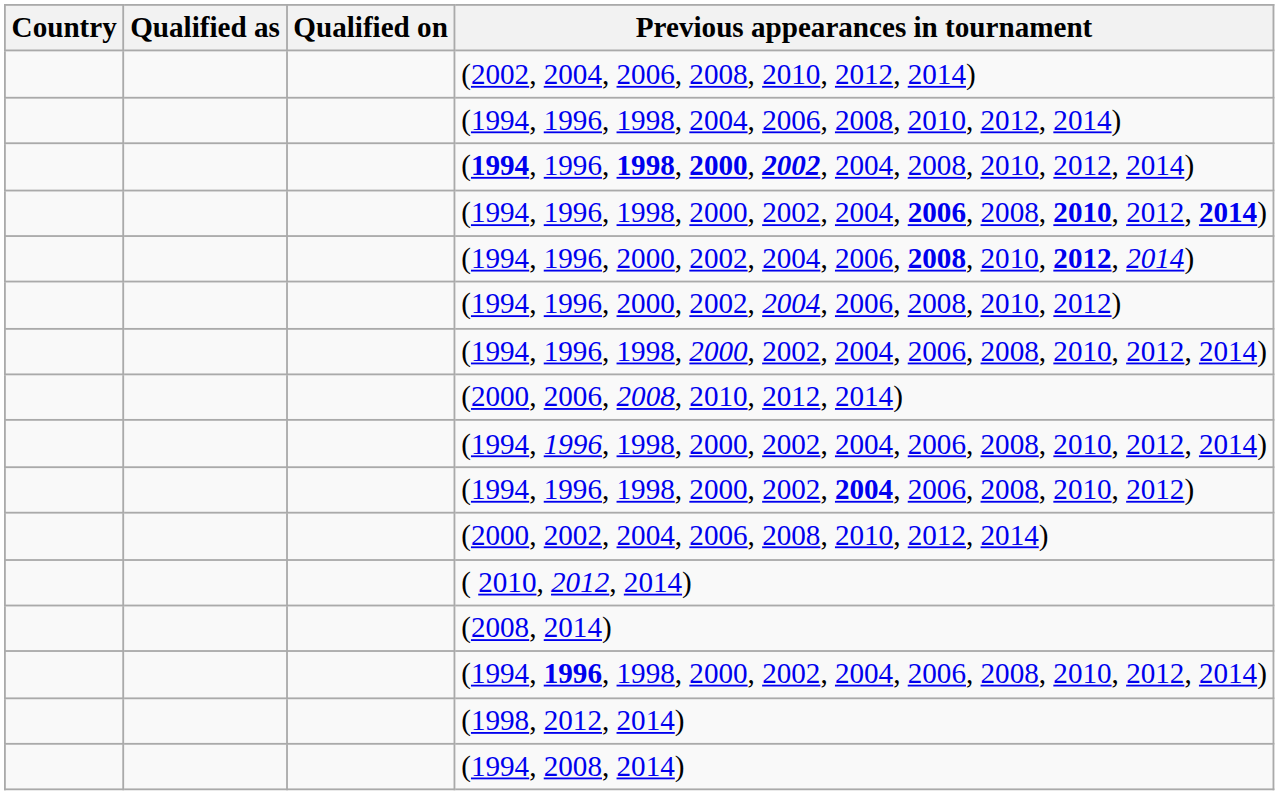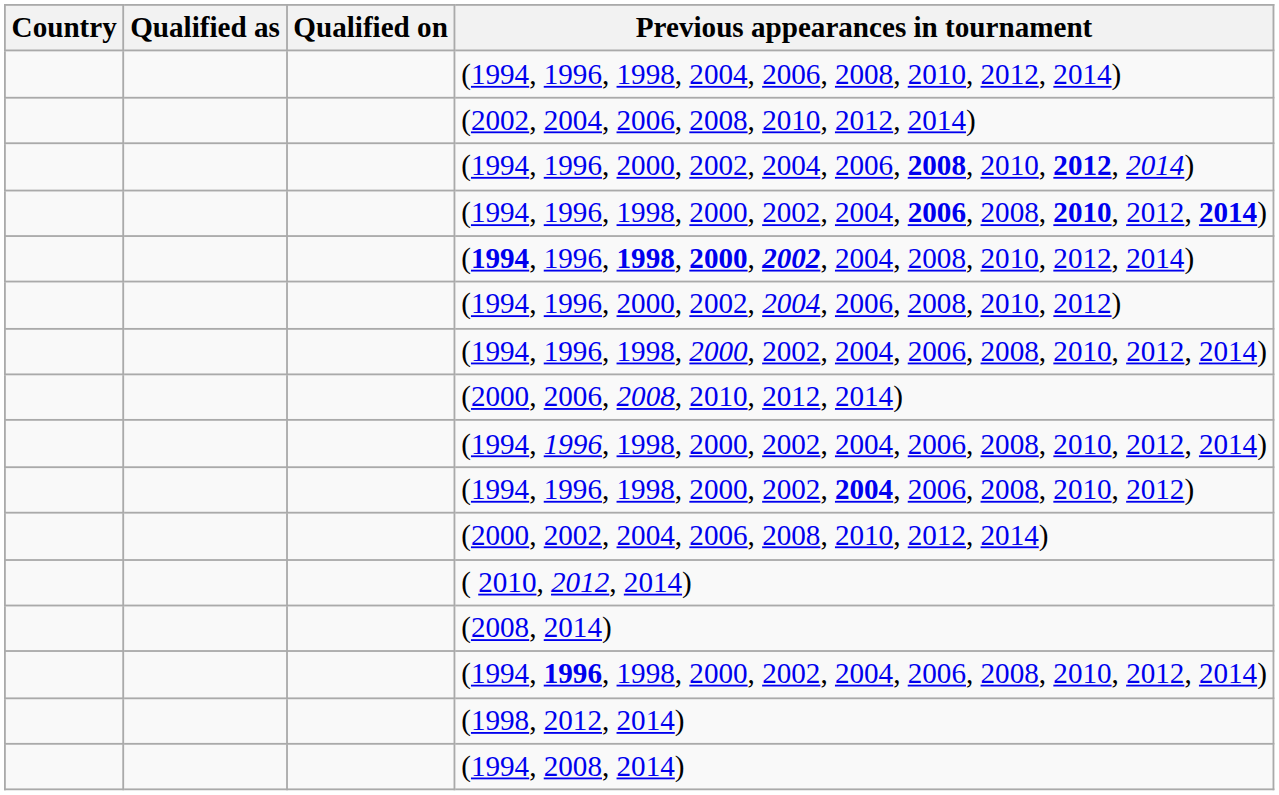rows swapped: (64, 74) <-> (64, 120)
rows swapped: (64, 259) <-> (64, 167)
